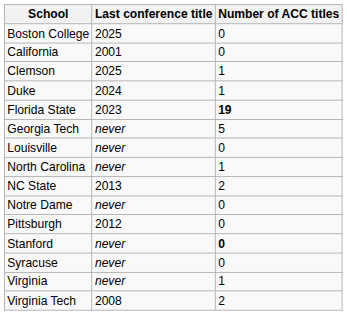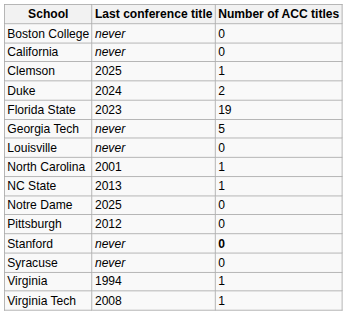(108, 33) 2025 -> (110, 33) never
(108, 53) 2001 -> (110, 53) never
(222, 91) 1 -> (222, 91) 2
(225, 110) bold -> (225, 110) normal
(110, 167) never -> (108, 167) 2001
(222, 186) 2 -> (222, 186) 1
(110, 205) never -> (108, 205) 2025
(110, 282) never -> (108, 282) 1994
(222, 301) 2 -> (222, 301) 1
